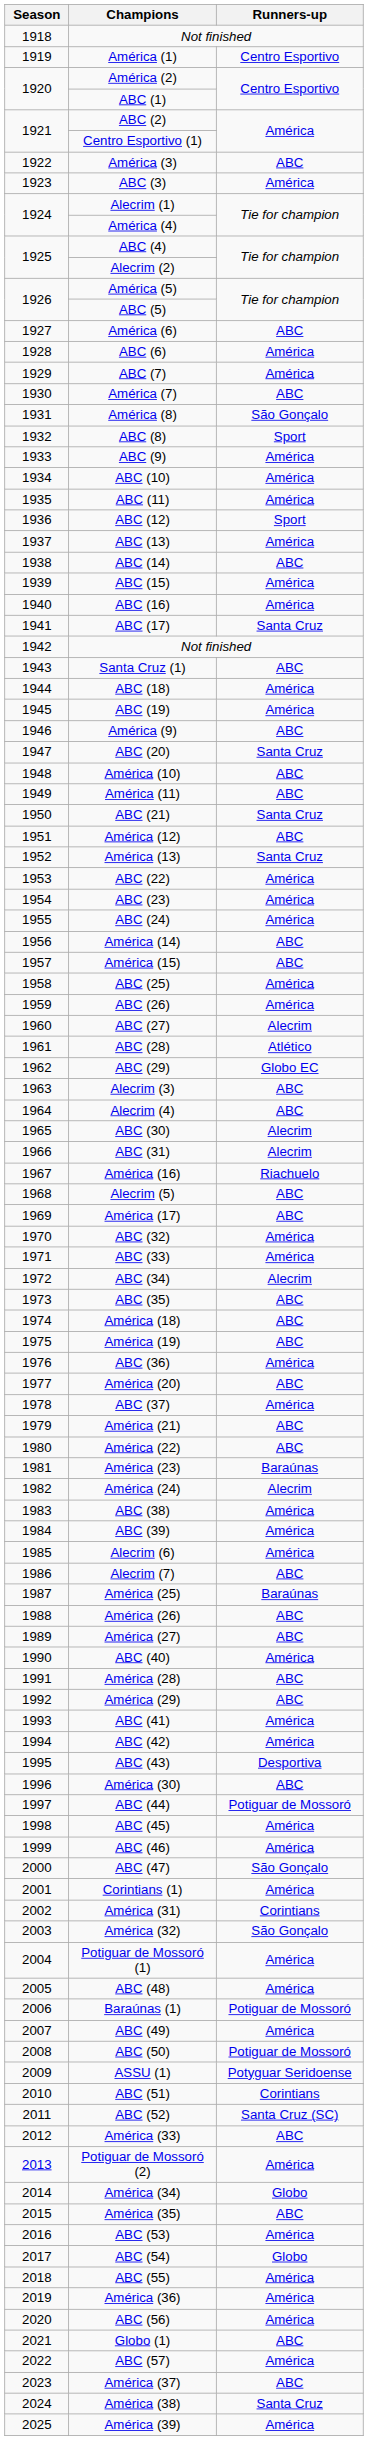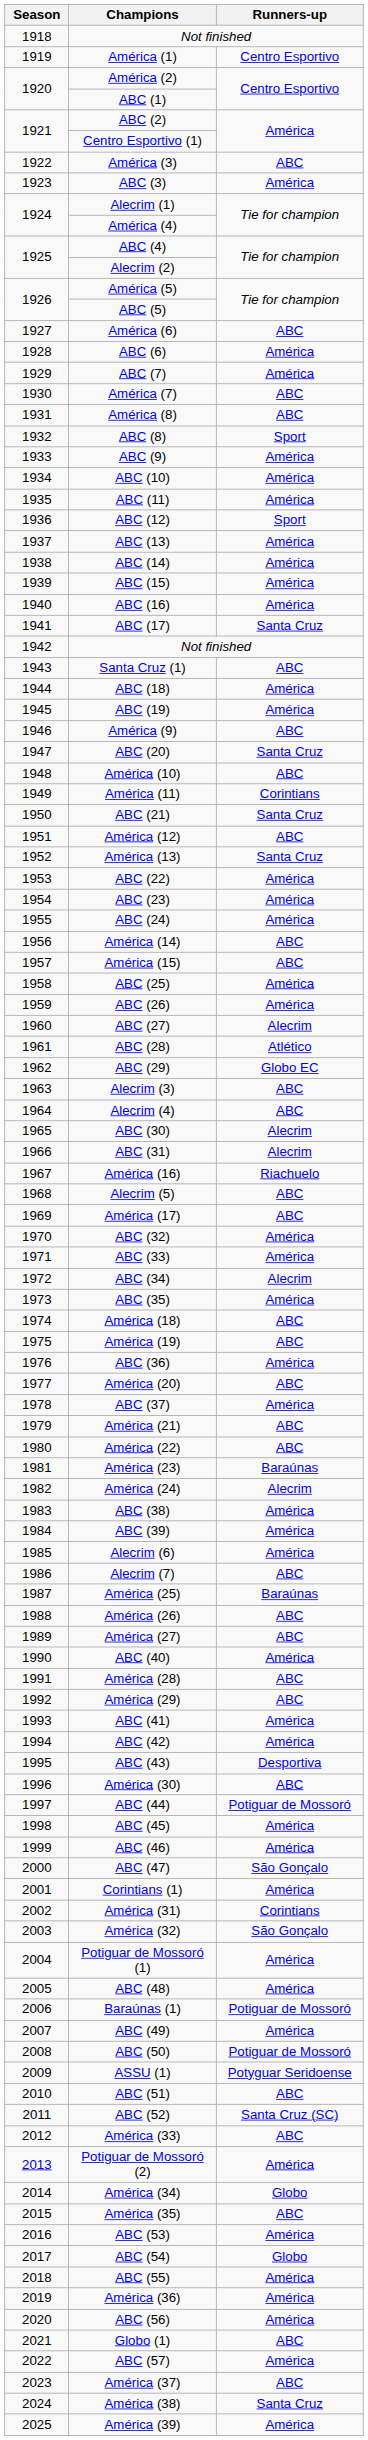(290, 415) São Gonçalo -> (290, 415) ABC
(290, 562) ABC -> (290, 562) América
(290, 794) ABC -> (290, 794) Corintians
(290, 1299) ABC -> (290, 1299) América
(290, 2093) Corintians -> (290, 2093) ABC
